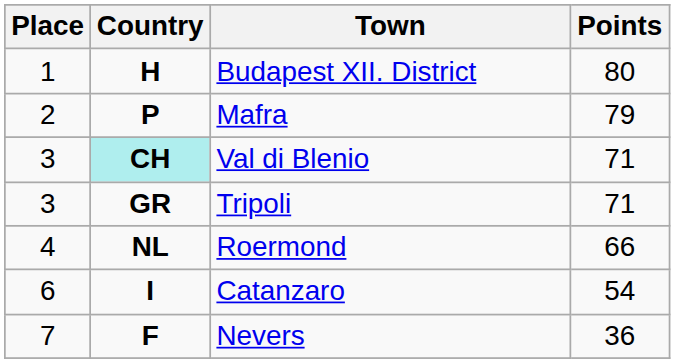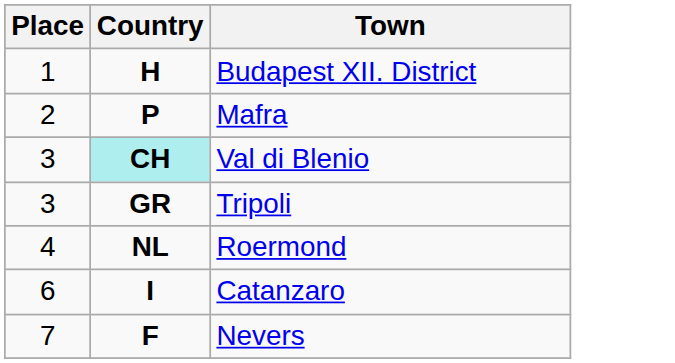- column: (620, 26)
